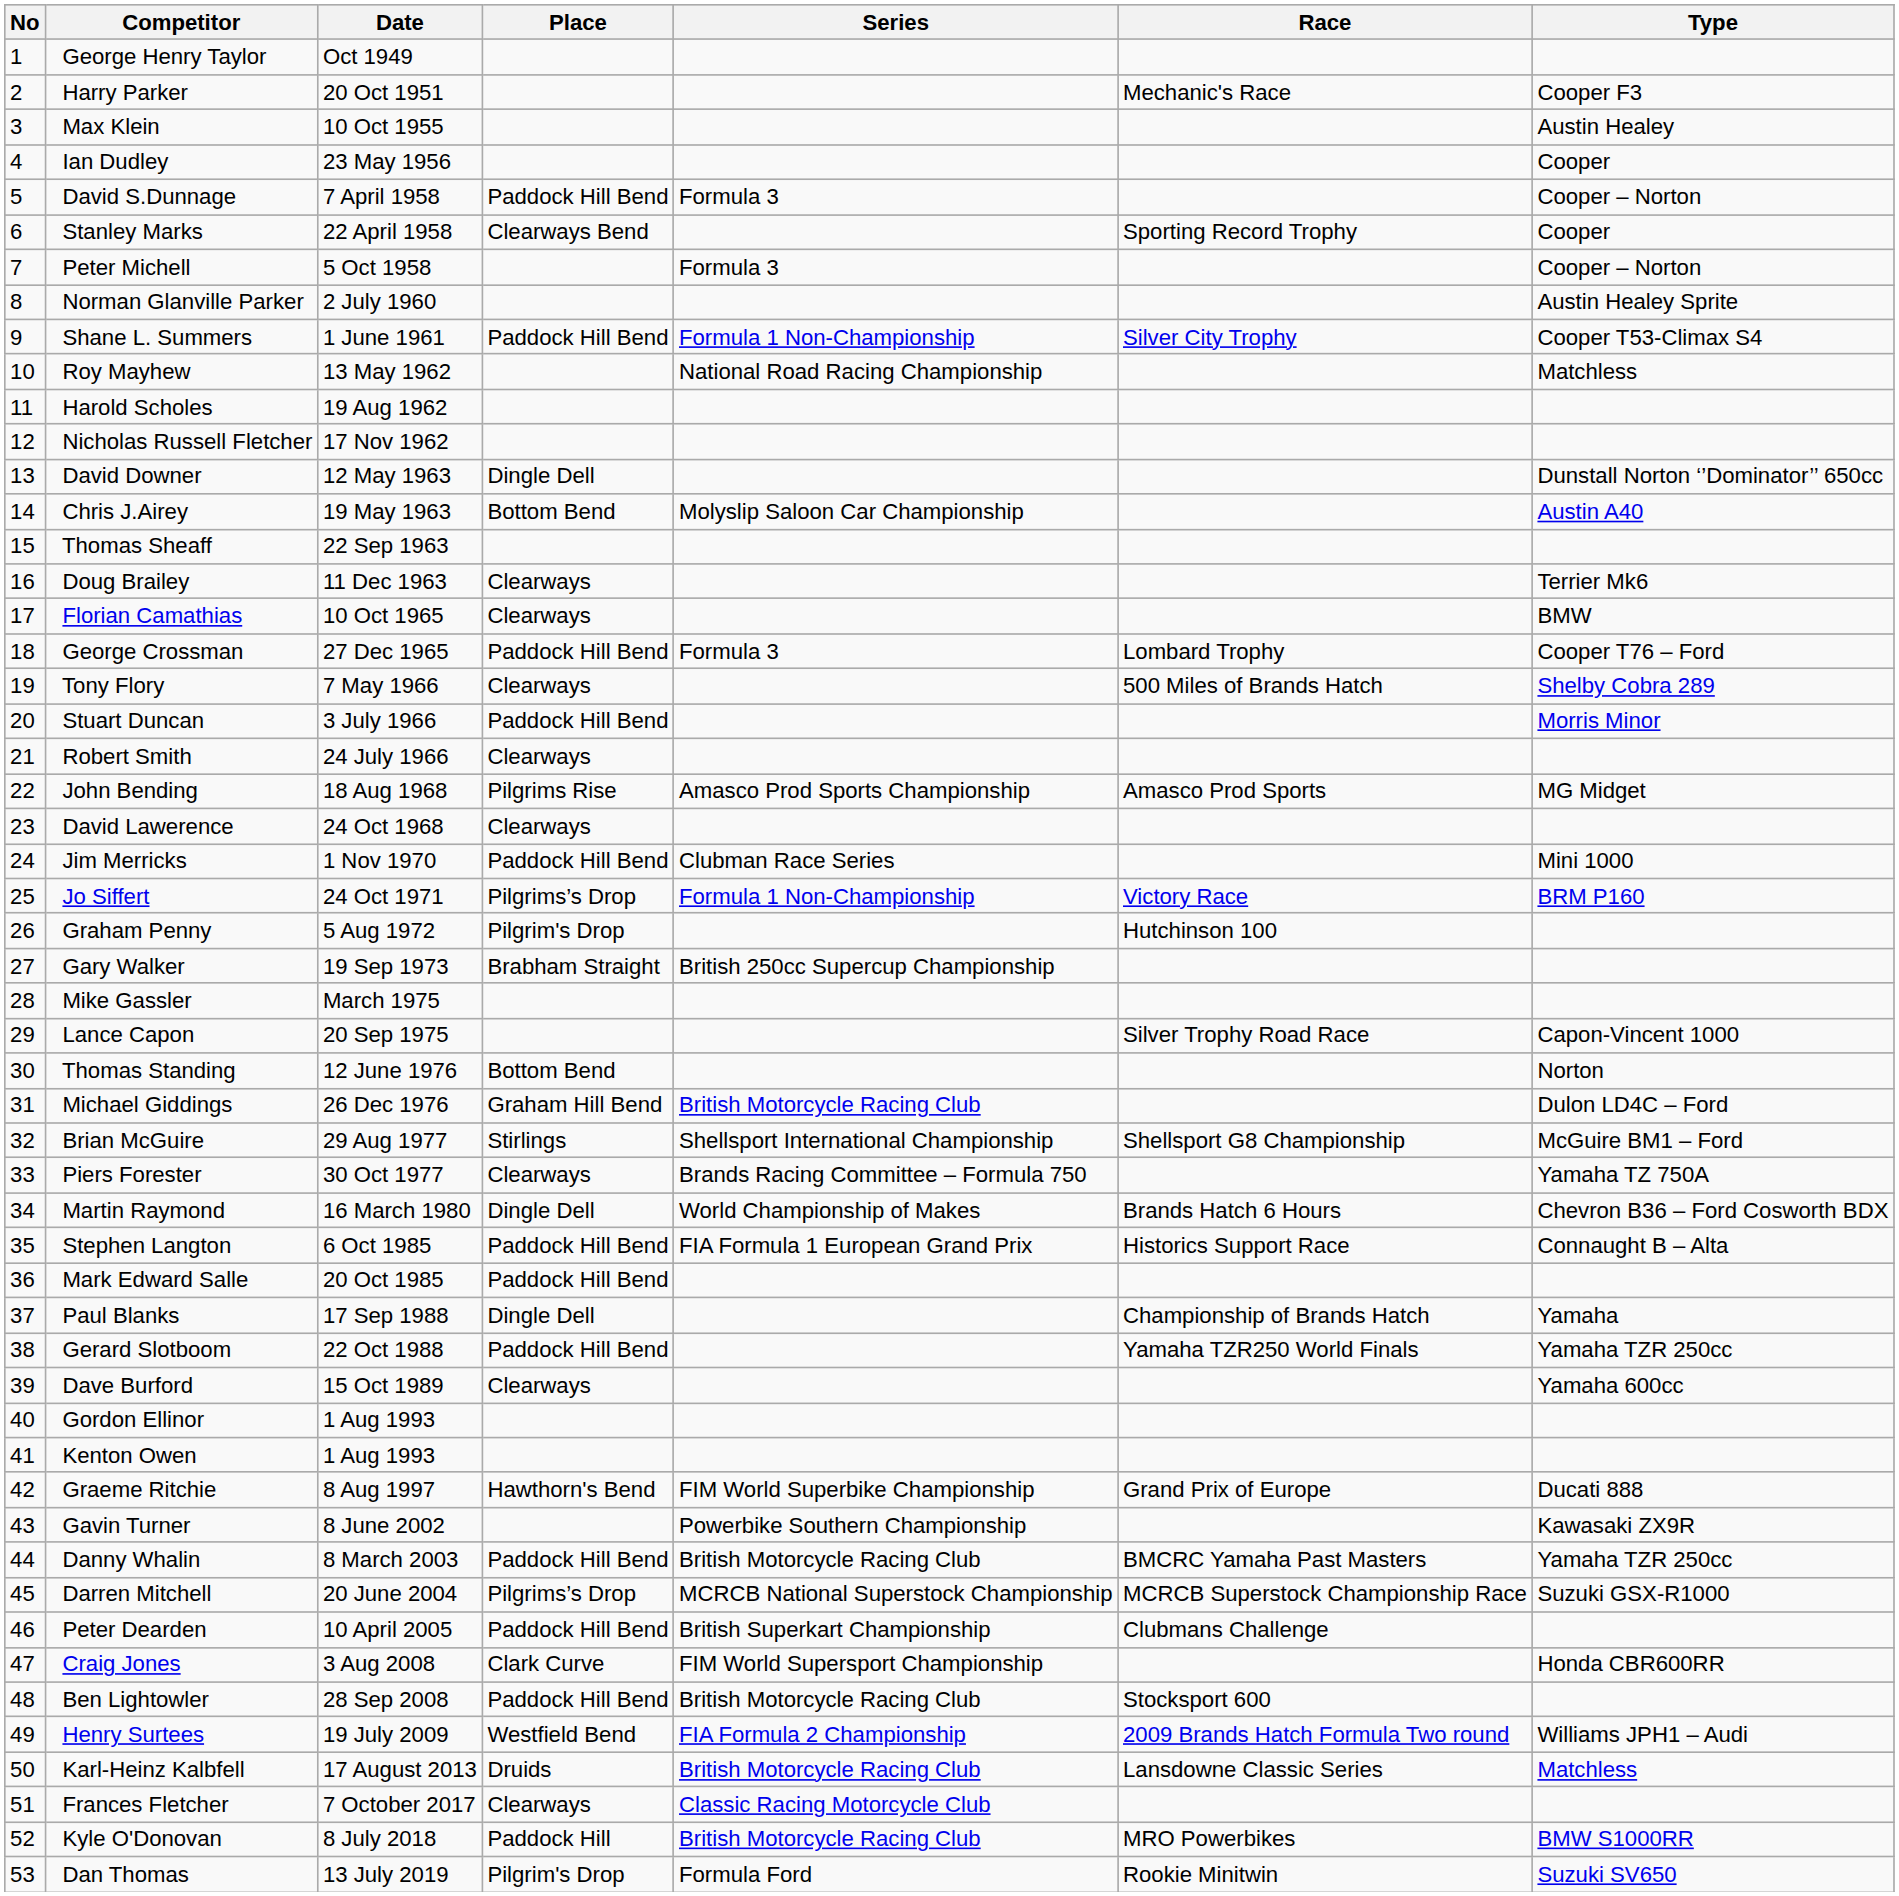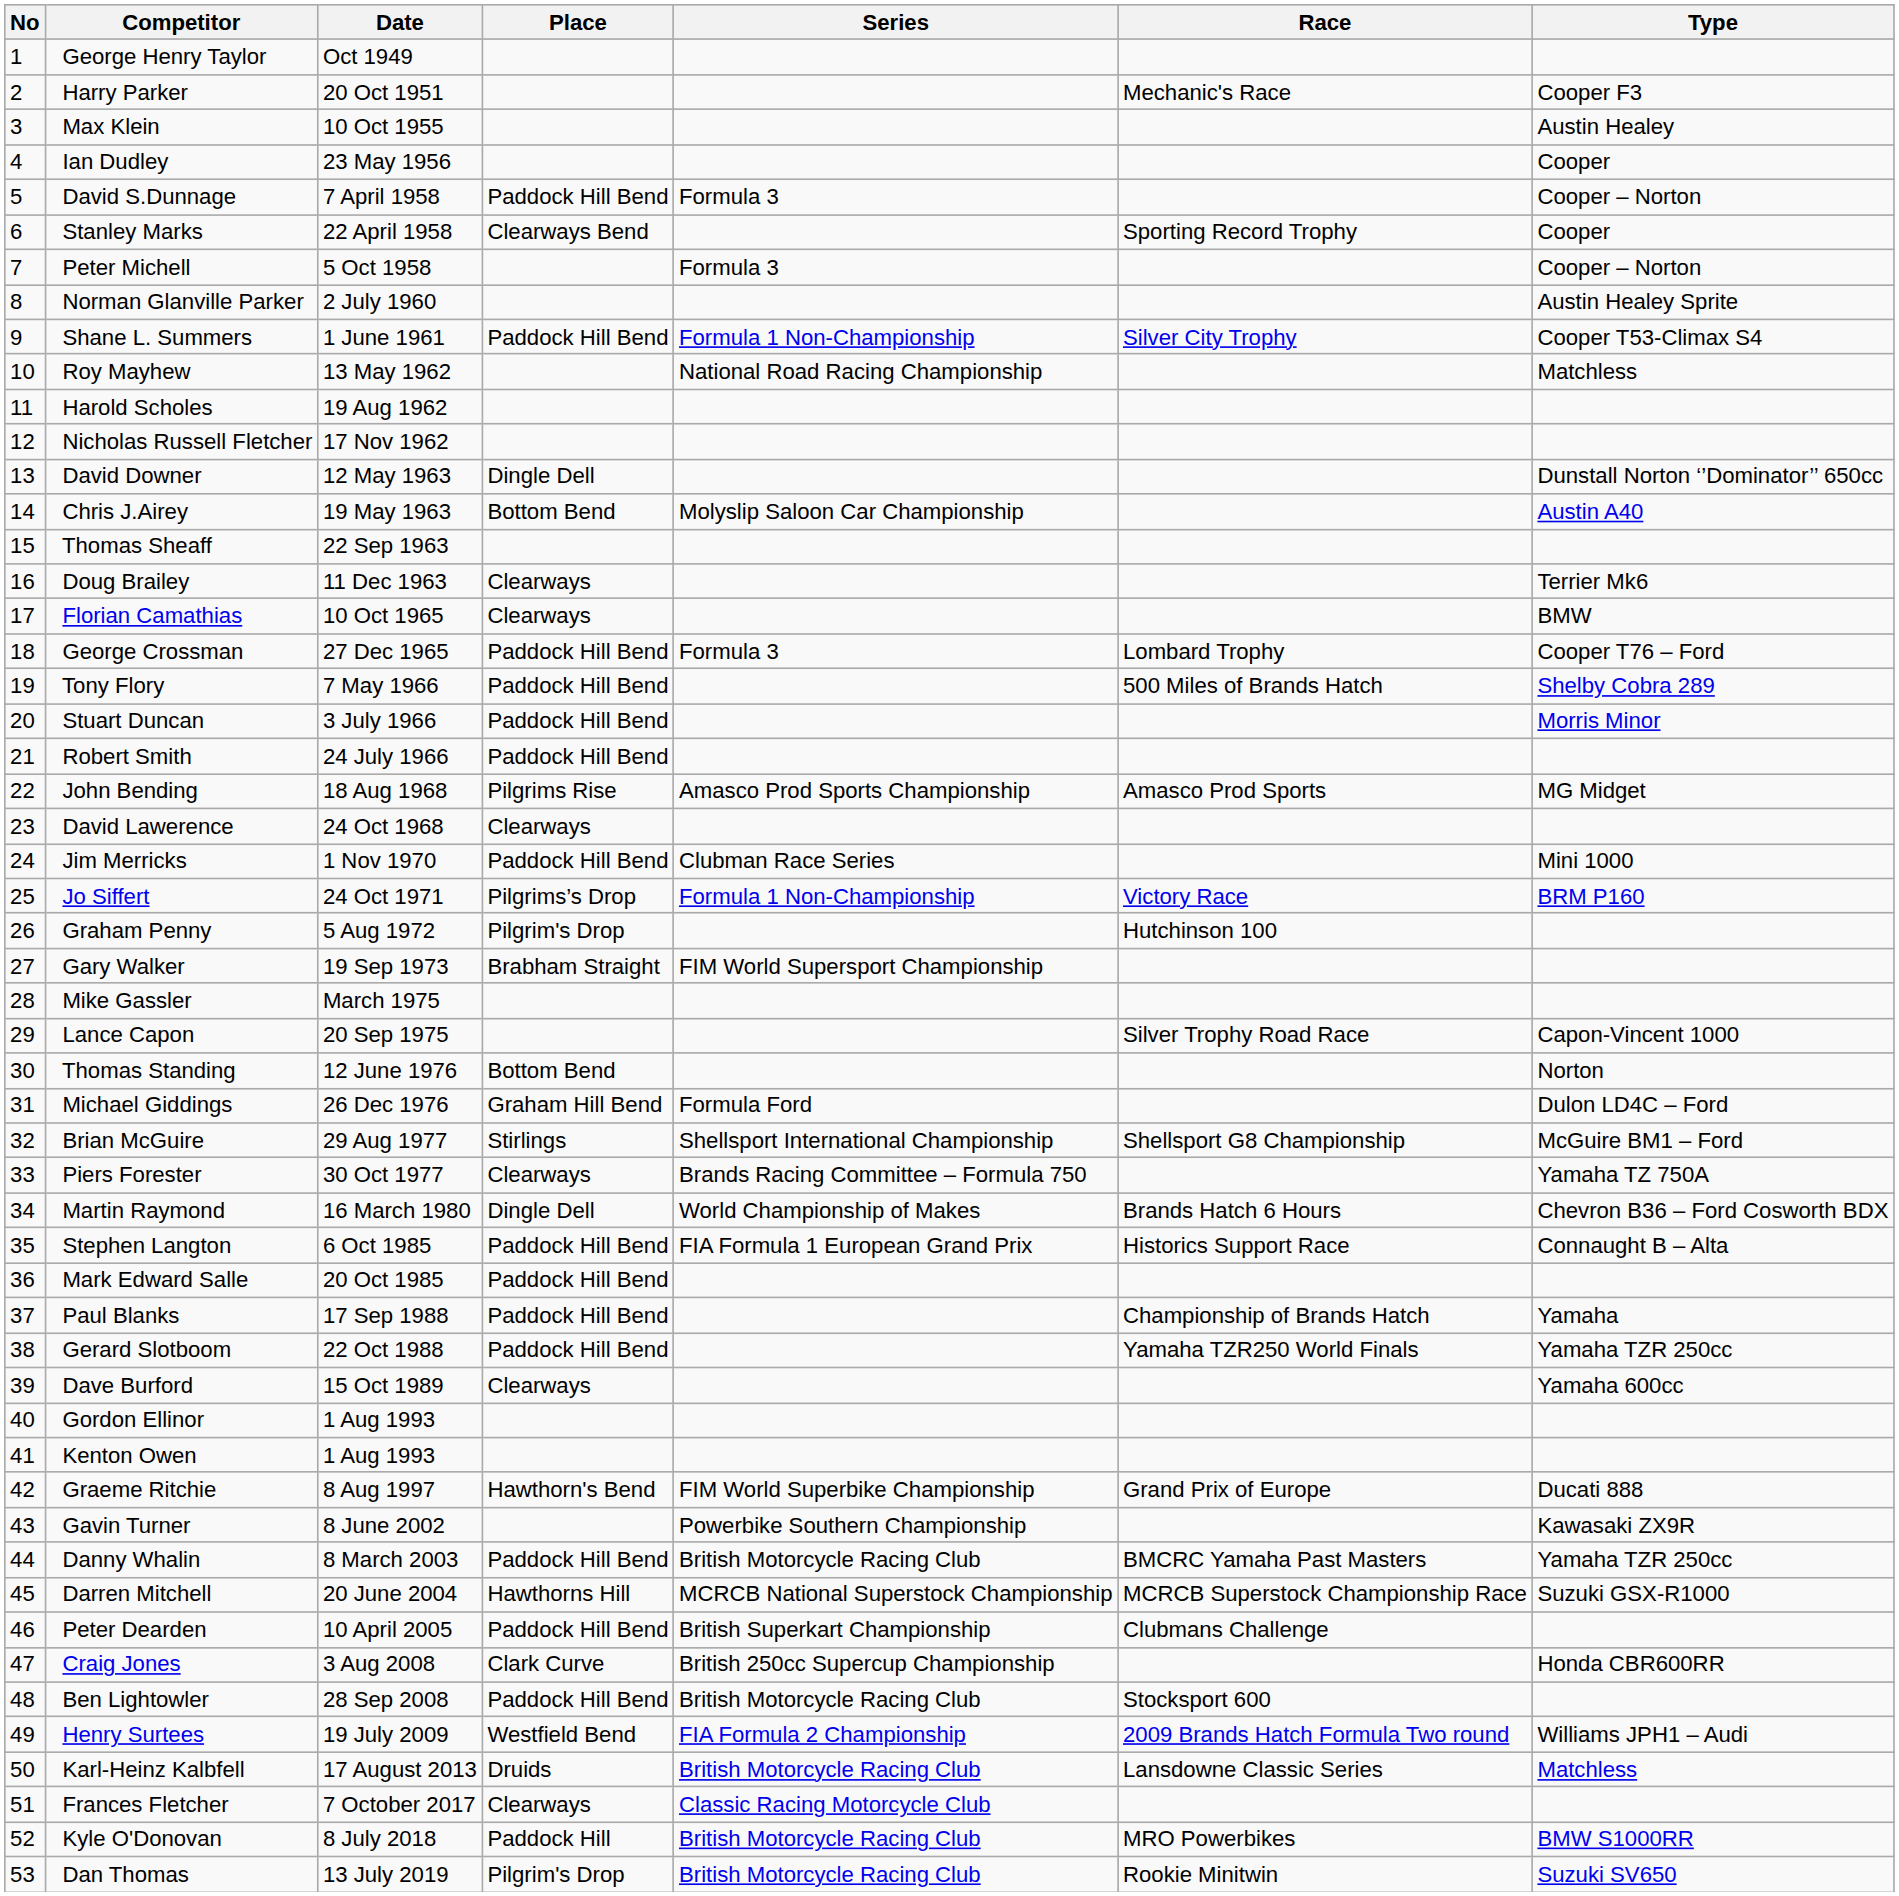(539, 686) Clearways -> (578, 686) Paddock Hill Bend
(539, 756) Clearways -> (578, 756) Paddock Hill Bend
(867, 965) British 250cc Supercup Championship -> (861, 965) FIM World Supersport Championship
(830, 1105) British Motorcycle Racing Club -> (745, 1105) Formula Ford
(541, 1315) Dingle Dell -> (578, 1315) Paddock Hill Bend
(562, 1594) Pilgrims’s Drop -> (559, 1594) Hawthorns Hill
(861, 1664) FIM World Supersport Championship -> (867, 1664) British 250cc Supercup Championship
(745, 1874) Formula Ford -> (830, 1874) British Motorcycle Racing Club
